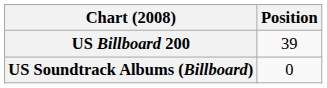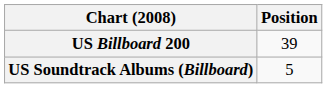(289, 69) 0 -> (289, 69) 5
